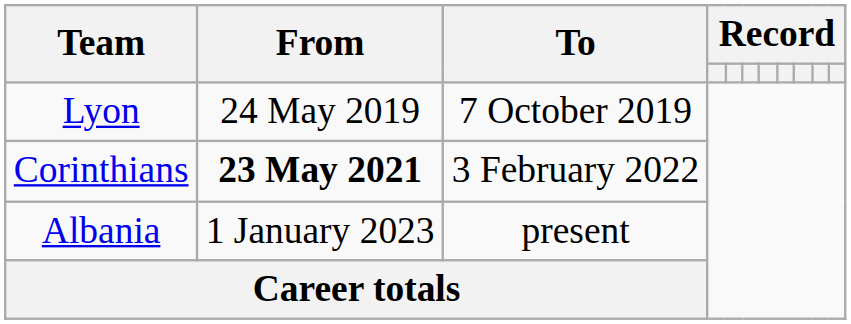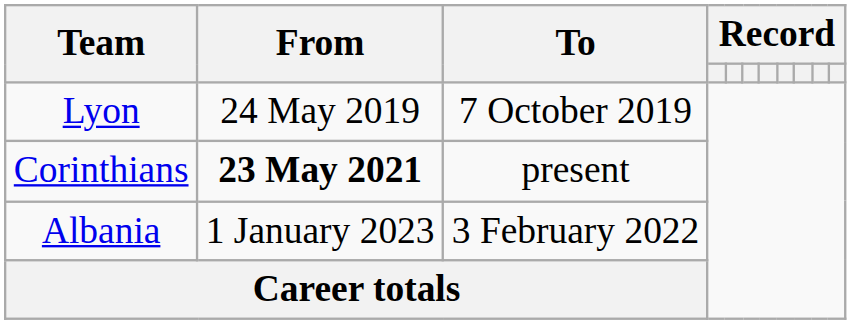(576, 170) 3 February 2022 -> (576, 170) present
(576, 229) present -> (576, 229) 3 February 2022
